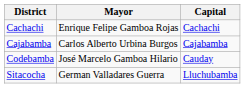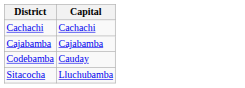- column: (118, 12)
